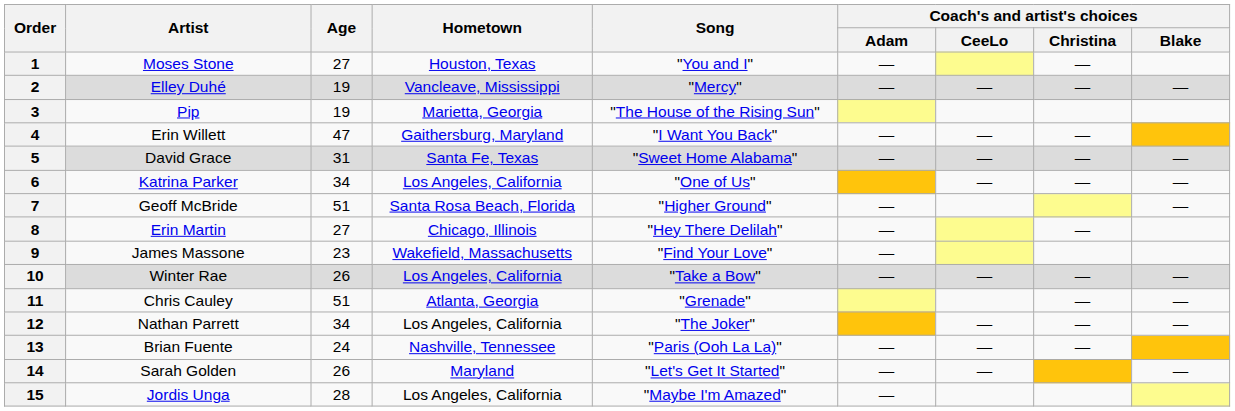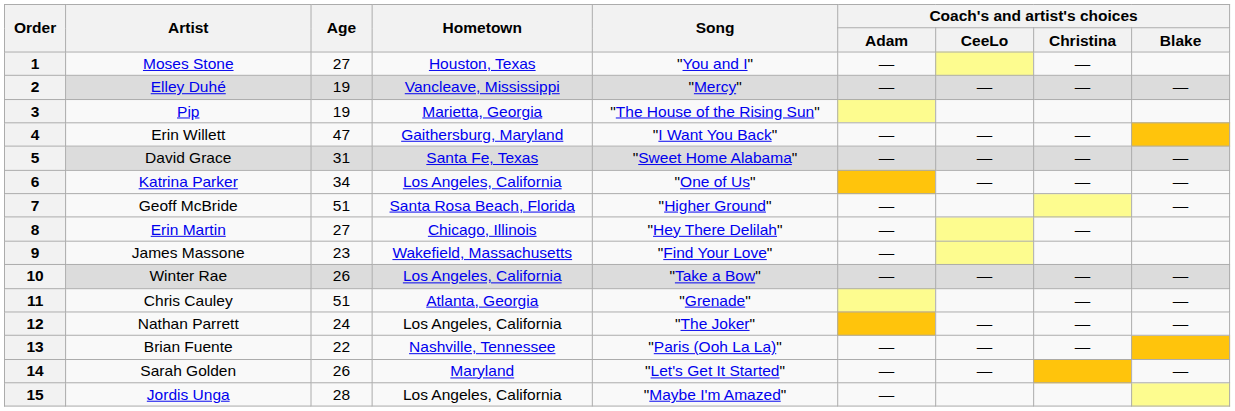(341, 324) 34 -> (341, 324) 24
(341, 347) 24 -> (341, 347) 22
